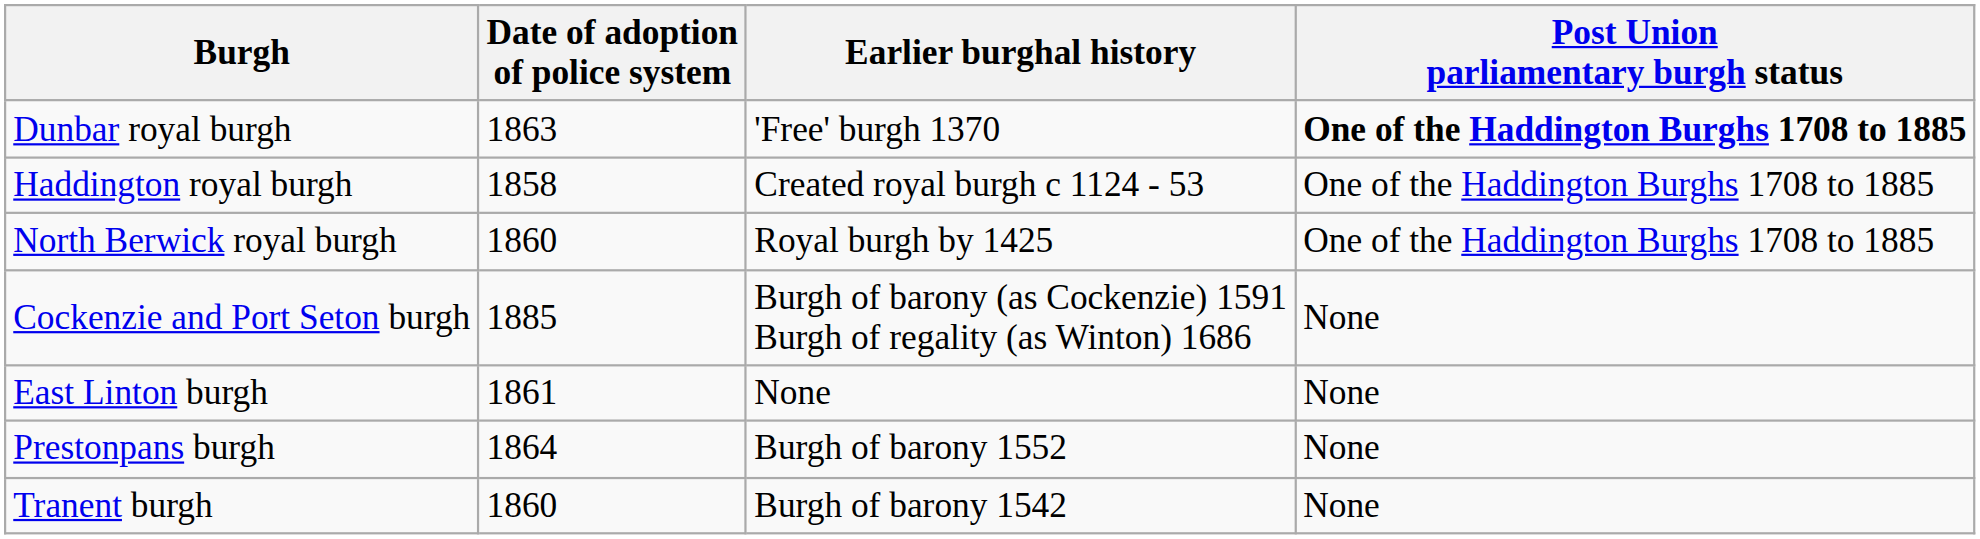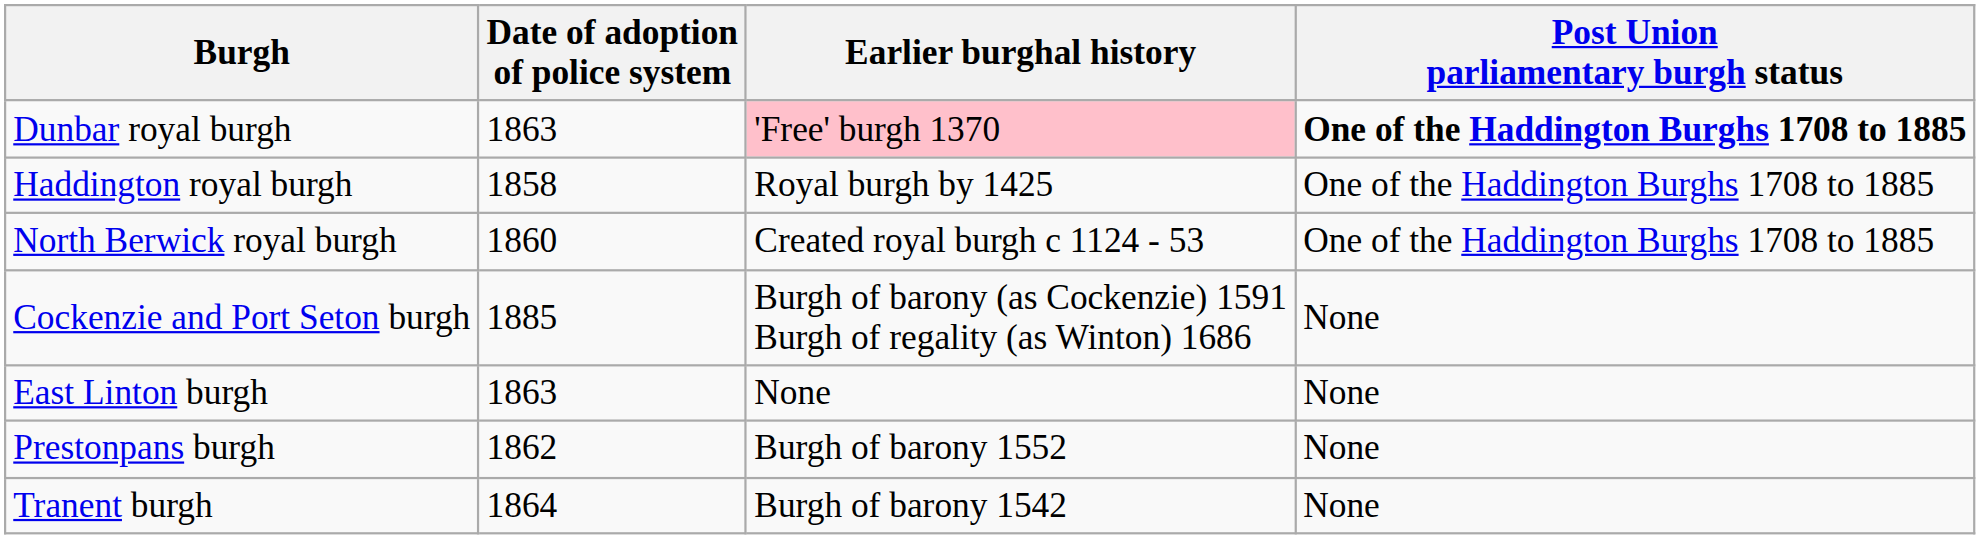(877, 128) no background -> (877, 128) pink background
(979, 184) Created royal burgh c 1124 - 53 -> (904, 184) Royal burgh by 1425
(904, 240) Royal burgh by 1425 -> (979, 240) Created royal burgh c 1124 - 53
(522, 392) 1861 -> (522, 392) 1863
(522, 448) 1864 -> (522, 448) 1862
(522, 504) 1860 -> (522, 504) 1864
